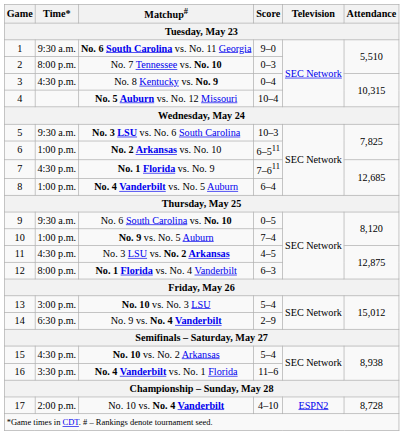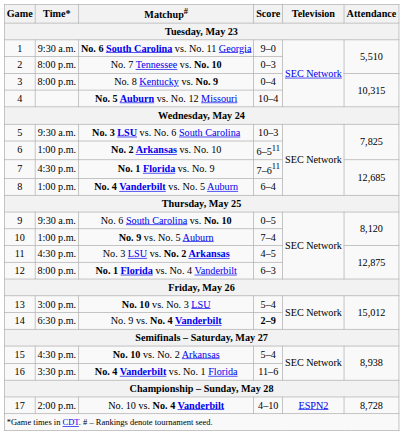(57, 82) 4:30 p.m. -> (57, 82) 8:00 p.m.
(268, 321) normal -> (268, 321) bold
